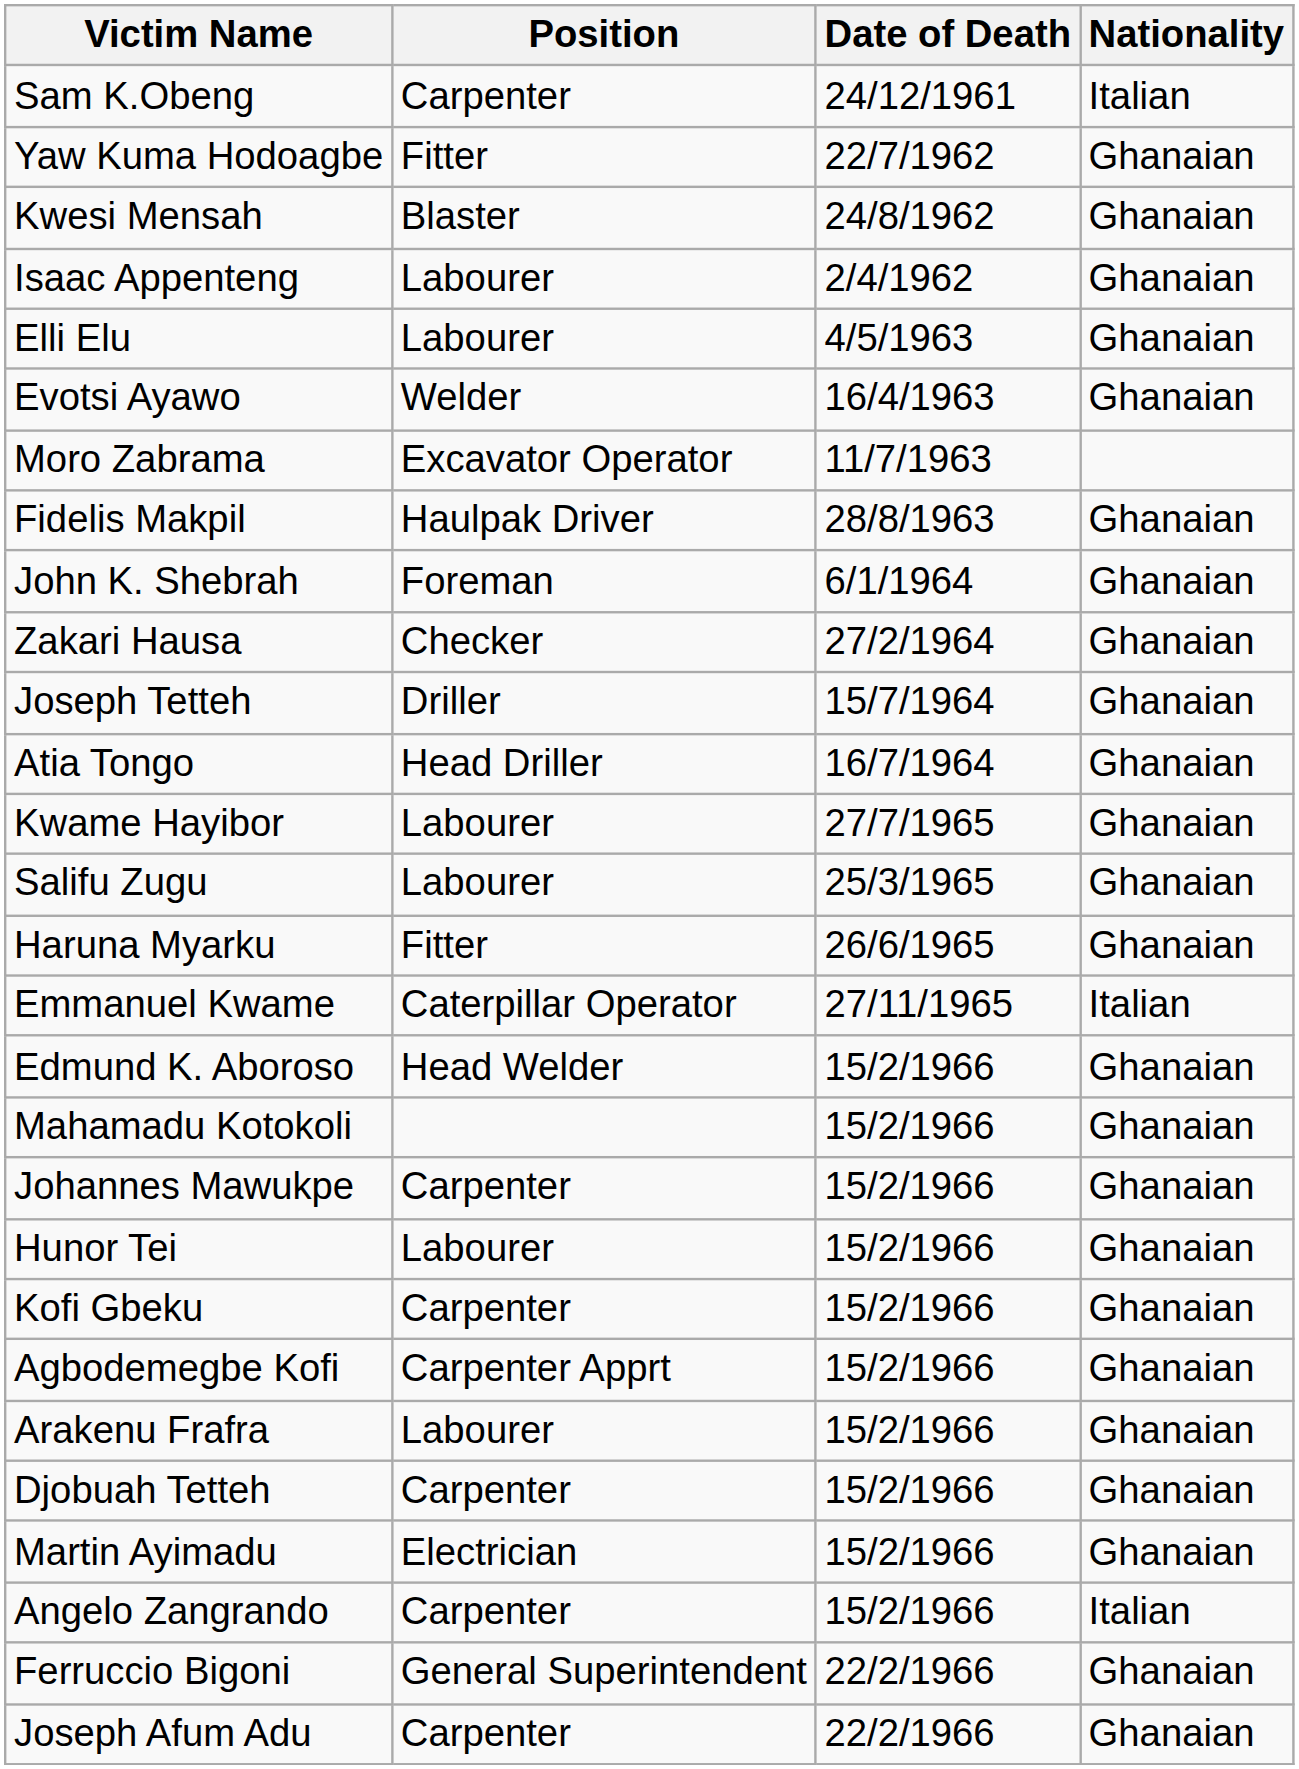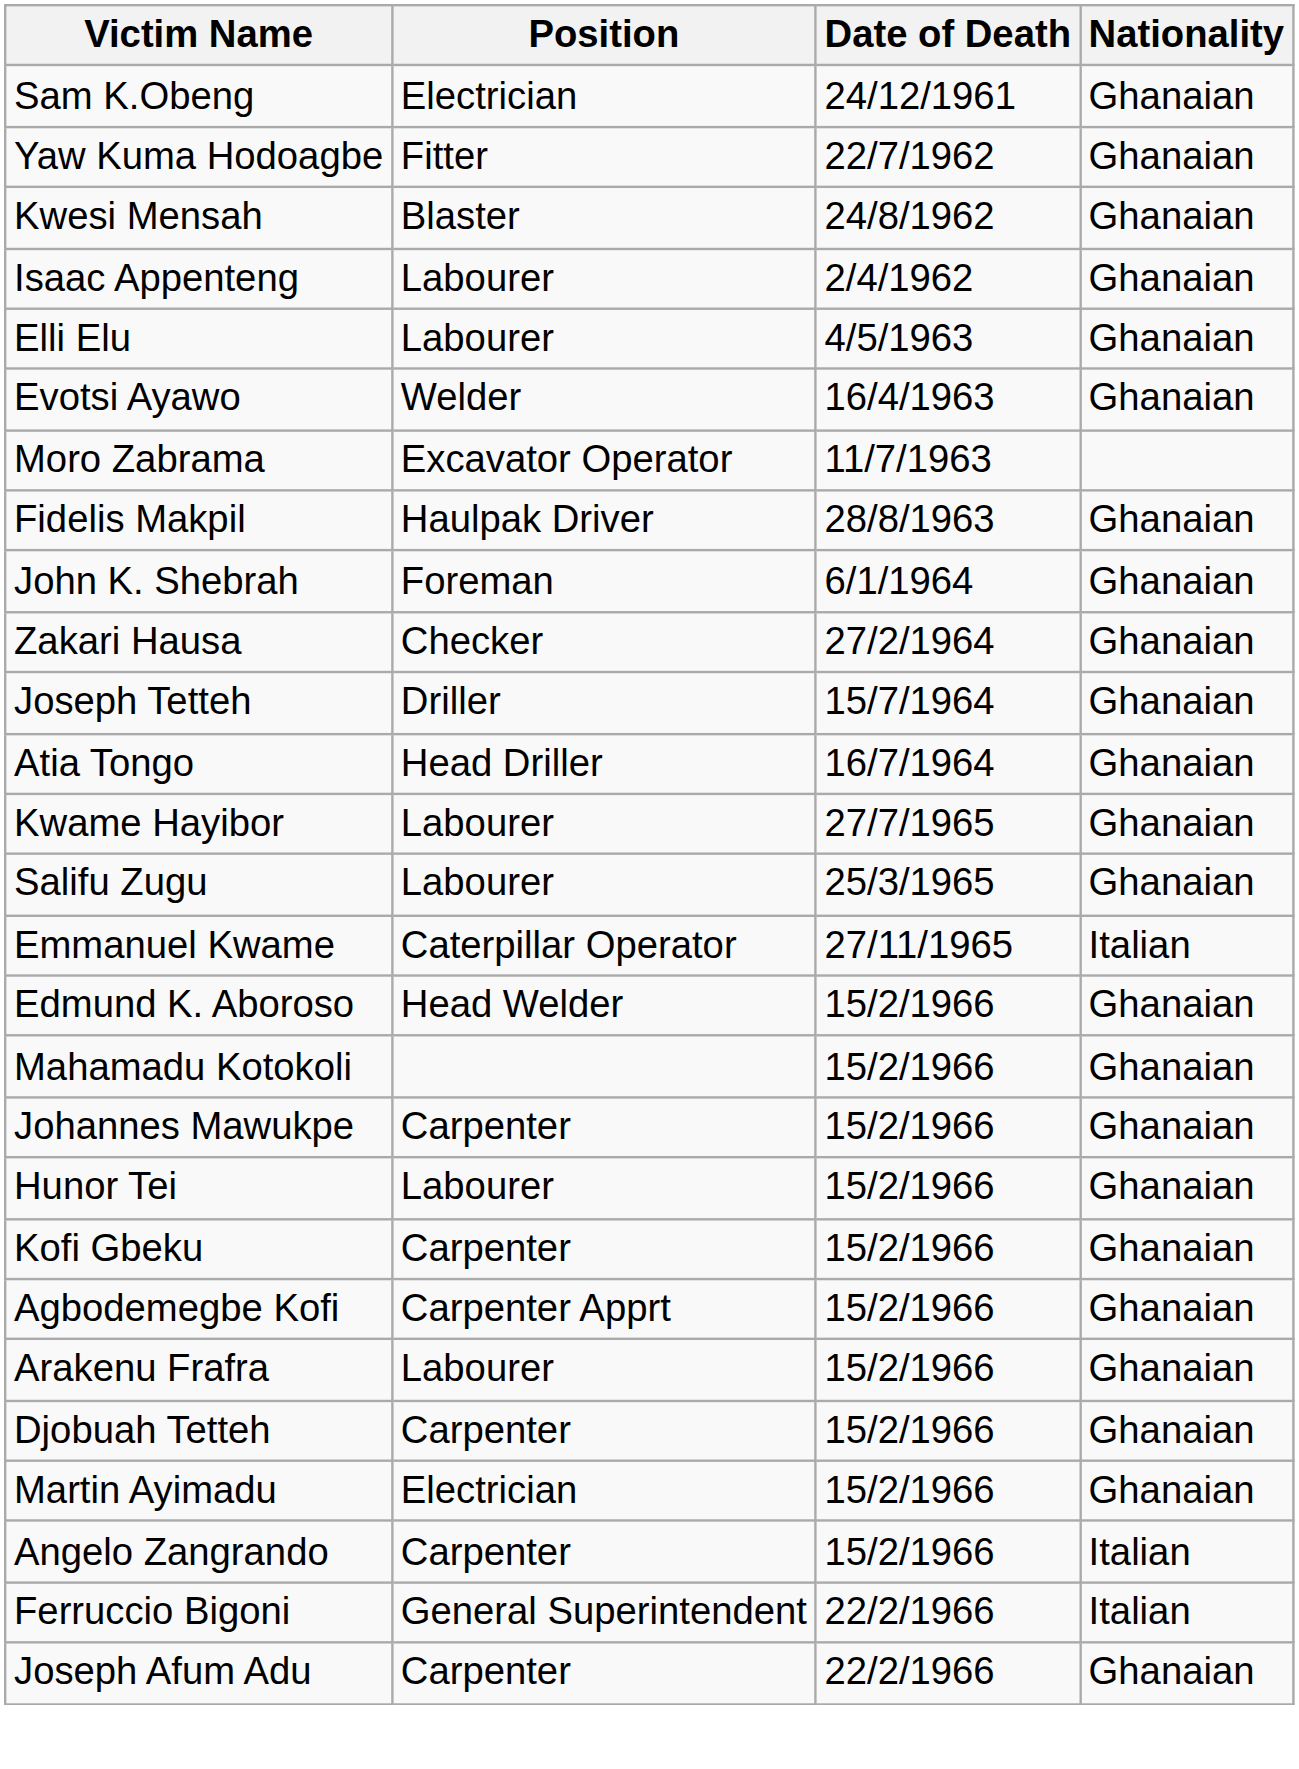(486, 95) Carpenter -> (489, 95) Electrician
(1140, 95) Italian -> (1172, 95) Ghanaian
- row: (145, 944)
(1172, 1672) Ghanaian -> (1140, 1611) Italian
